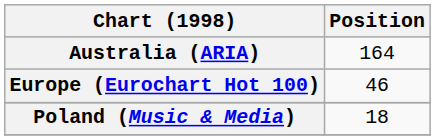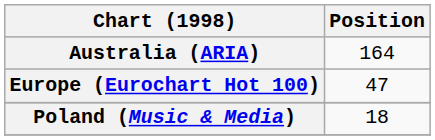(377, 86) 46 -> (377, 86) 47
